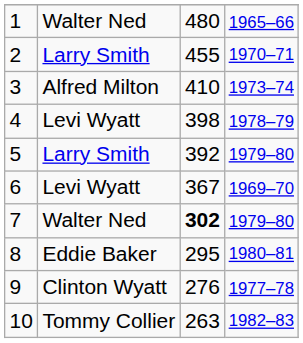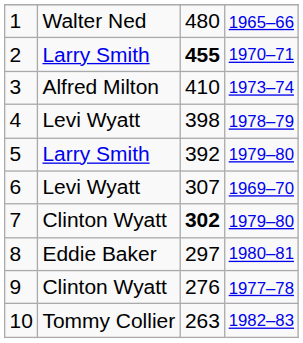(202, 54) normal -> (202, 54) bold
(202, 187) 367 -> (202, 187) 307
(94, 220) Walter Ned -> (105, 220) Clinton Wyatt
(202, 253) 295 -> (202, 253) 297
